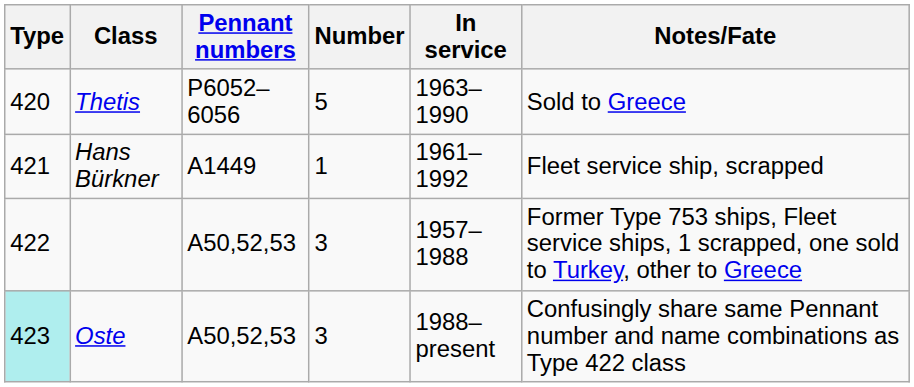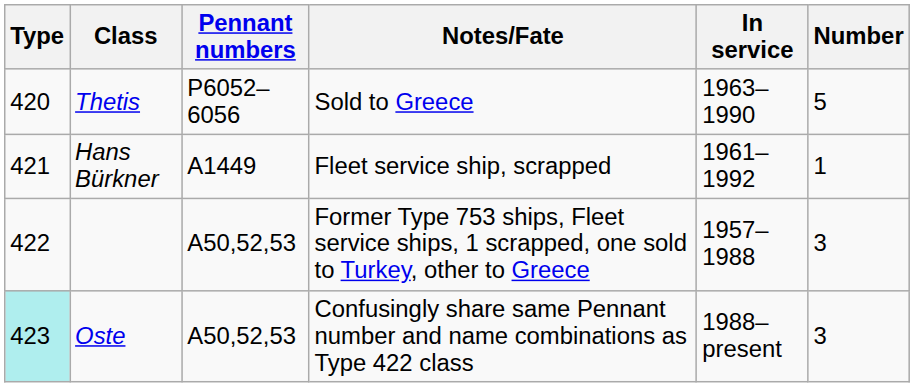columns swapped: (360, 36) <-> (715, 36)
